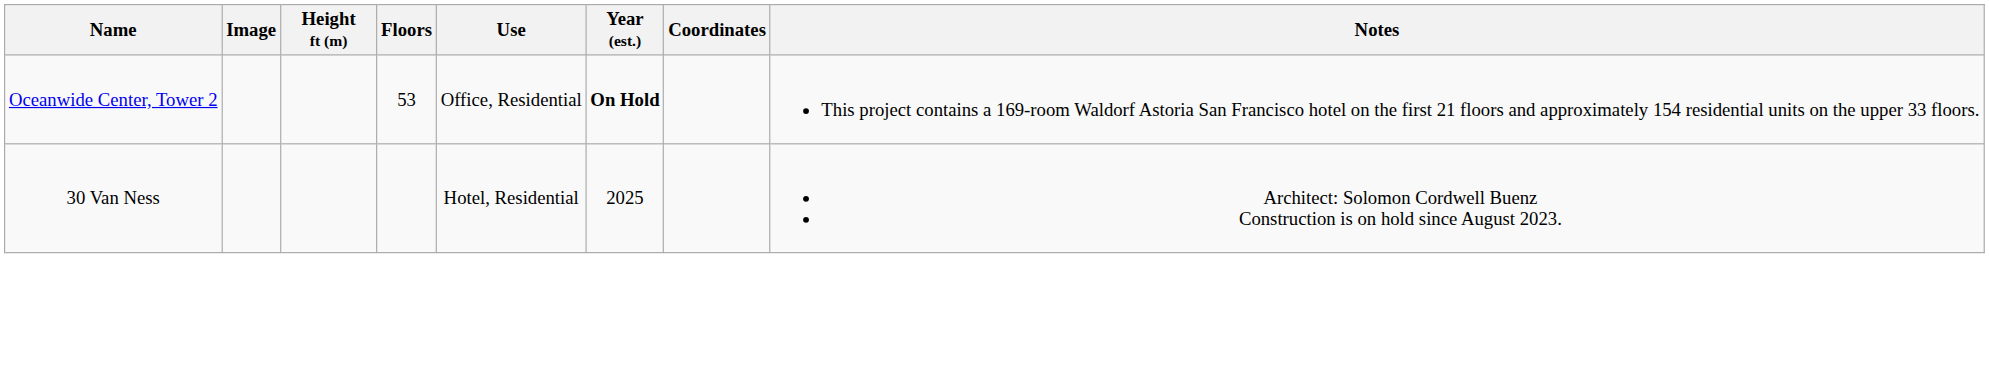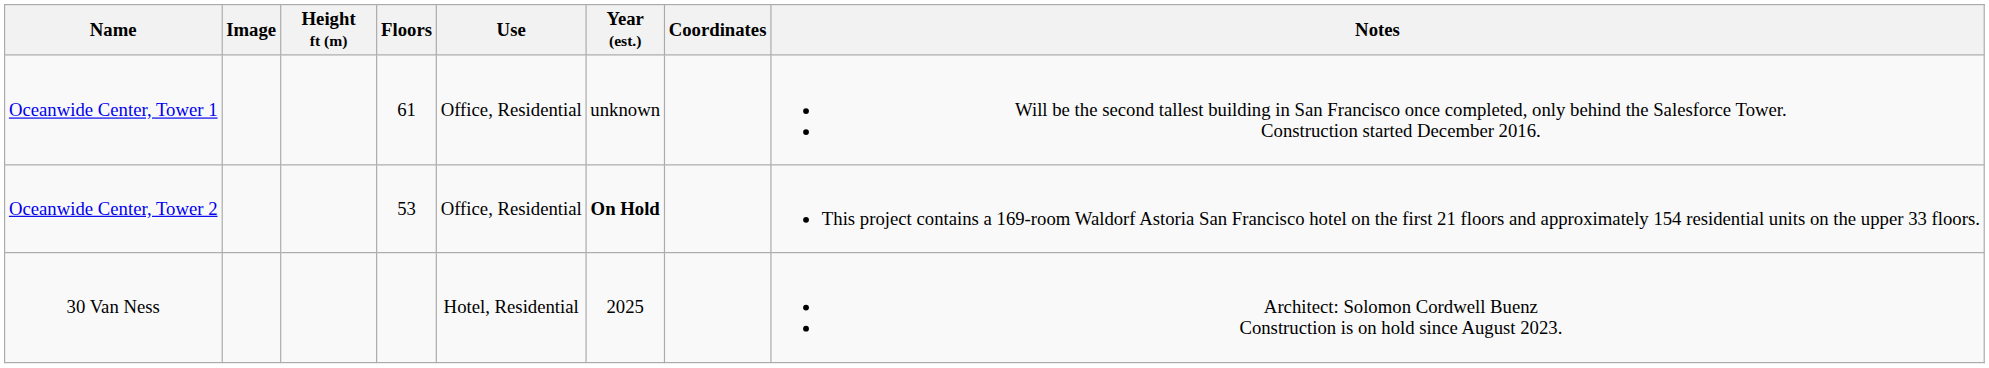+ row: (113, 109)
